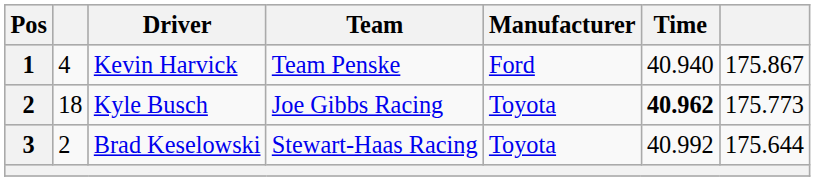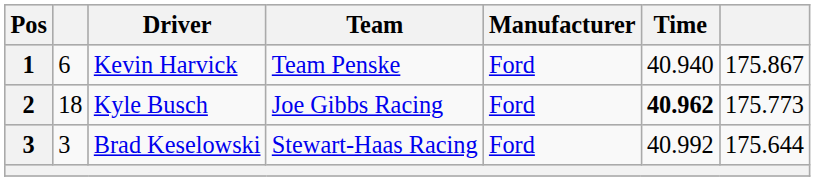(64, 64) 4 -> (64, 64) 6
(522, 104) Toyota -> (512, 104) Ford
(64, 145) 2 -> (64, 145) 3
(522, 145) Toyota -> (512, 145) Ford
